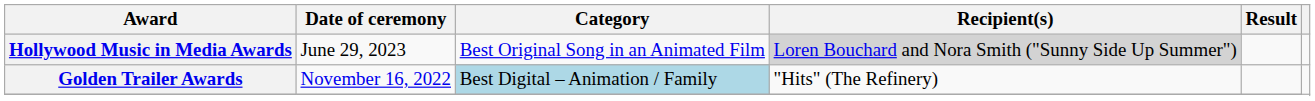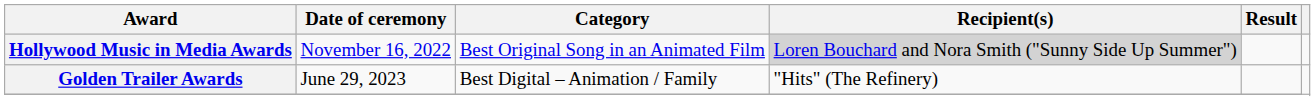(353, 49) June 29, 2023 -> (376, 49) November 16, 2022
(376, 79) November 16, 2022 -> (353, 79) June 29, 2023
(588, 79) lightblue background -> (588, 79) no background
